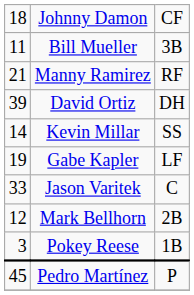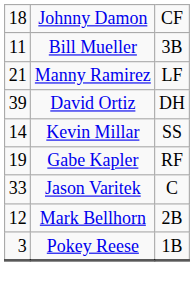(172, 75) RF -> (172, 75) LF
(172, 160) LF -> (172, 160) RF
- row: (93, 275)
